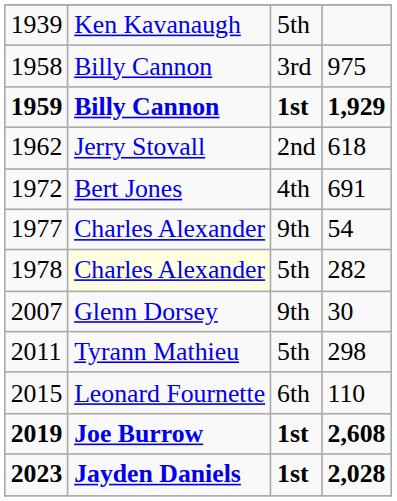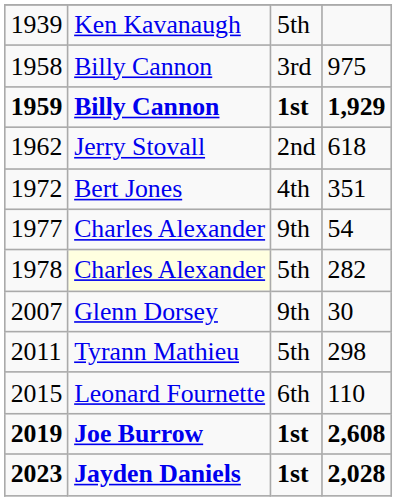(347, 188) 691 -> (347, 188) 351
